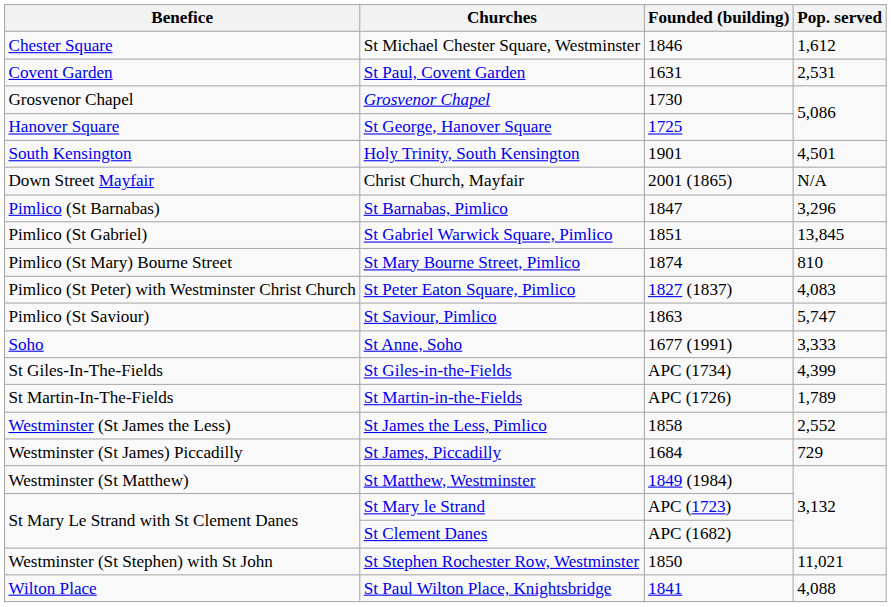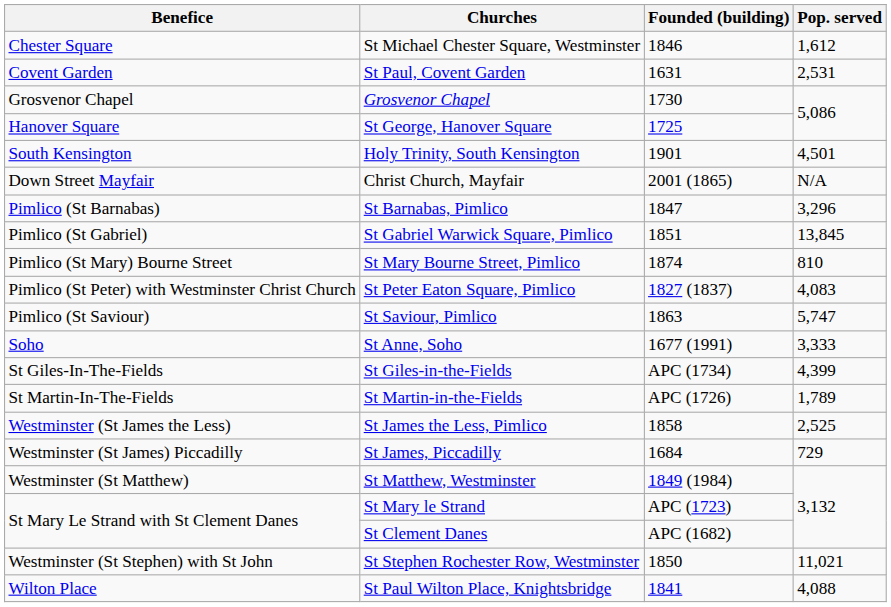(817, 425) 2,552 -> (817, 425) 2,525
